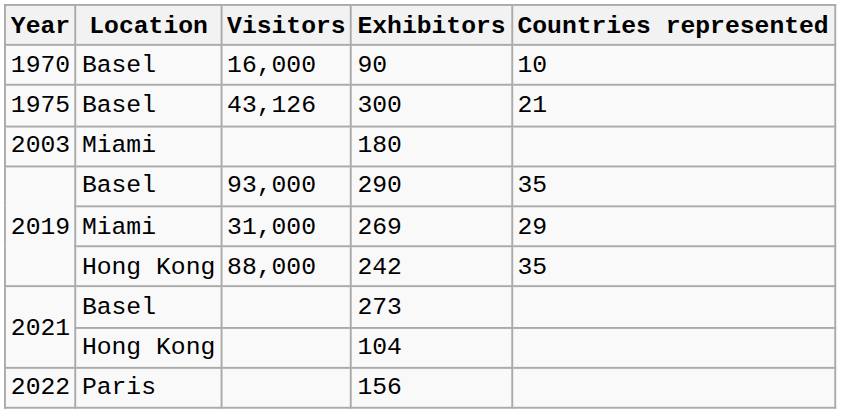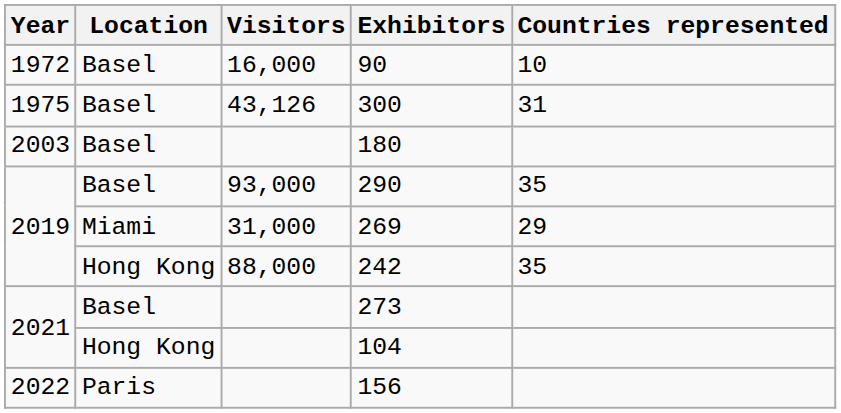(40, 65) 1970 -> (40, 65) 1972
(532, 106) 21 -> (532, 106) 31
(119, 146) Miami -> (119, 146) Basel
